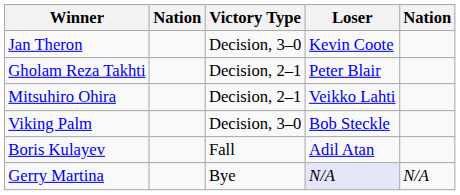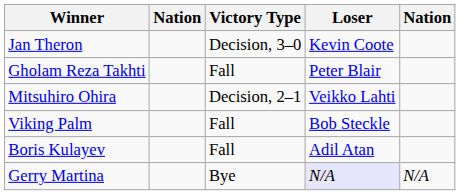(255, 70) Decision, 2–1 -> (222, 70) Fall
(255, 123) Decision, 3–0 -> (222, 123) Fall
